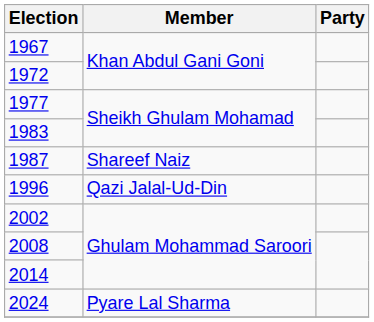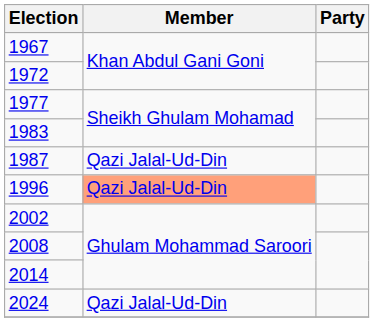(138, 160) Shareef Naiz -> (157, 160) Qazi Jalal-Ud-Din
(157, 189) no background -> (157, 189) lightsalmon background
(158, 302) Pyare Lal Sharma -> (157, 302) Qazi Jalal-Ud-Din
